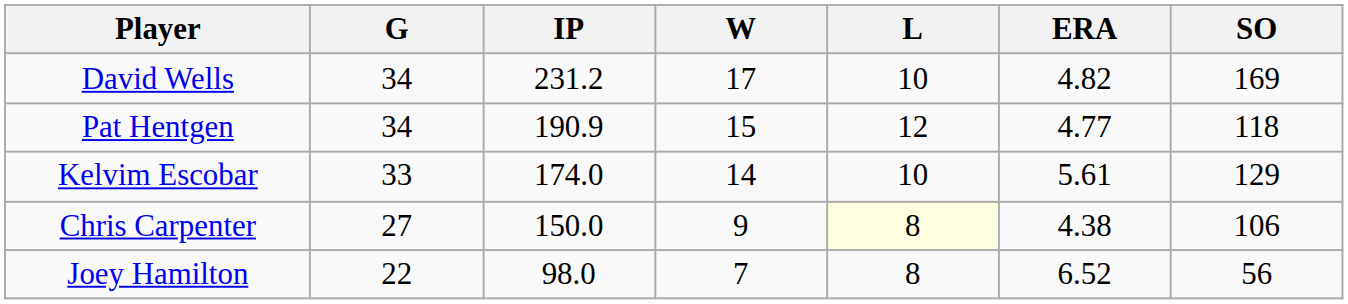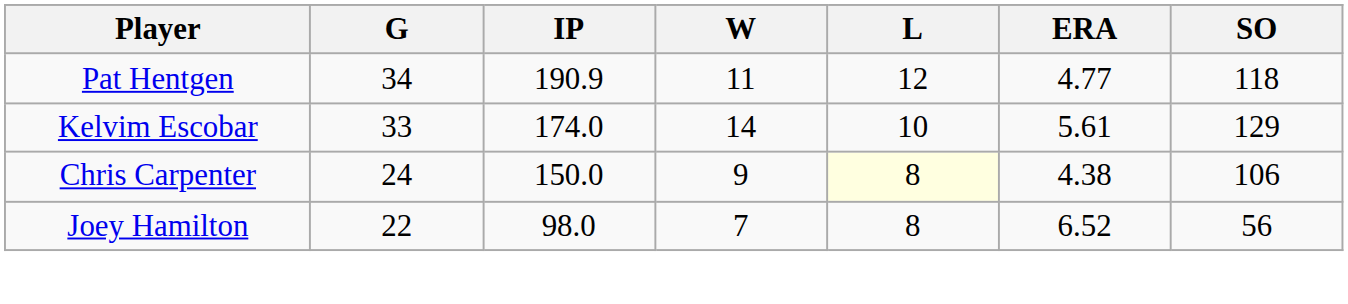- row: (158, 77)
(741, 126) 15 -> (741, 77) 11
(397, 224) 27 -> (397, 175) 24
